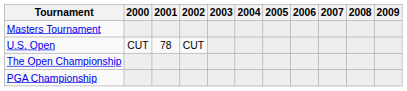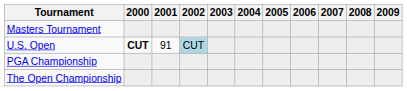(138, 45) normal -> (138, 45) bold
(166, 45) 78 -> (166, 45) 91
(193, 45) no background -> (193, 45) lightblue background
rows swapped: (64, 62) <-> (52, 78)
